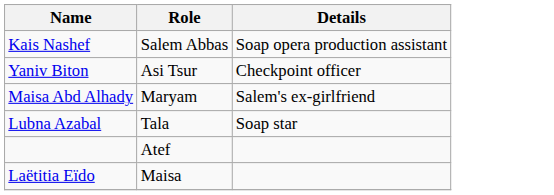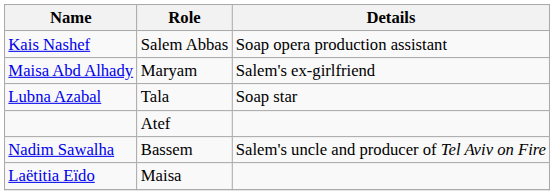- row: (48, 70)
+ row: (61, 149)
